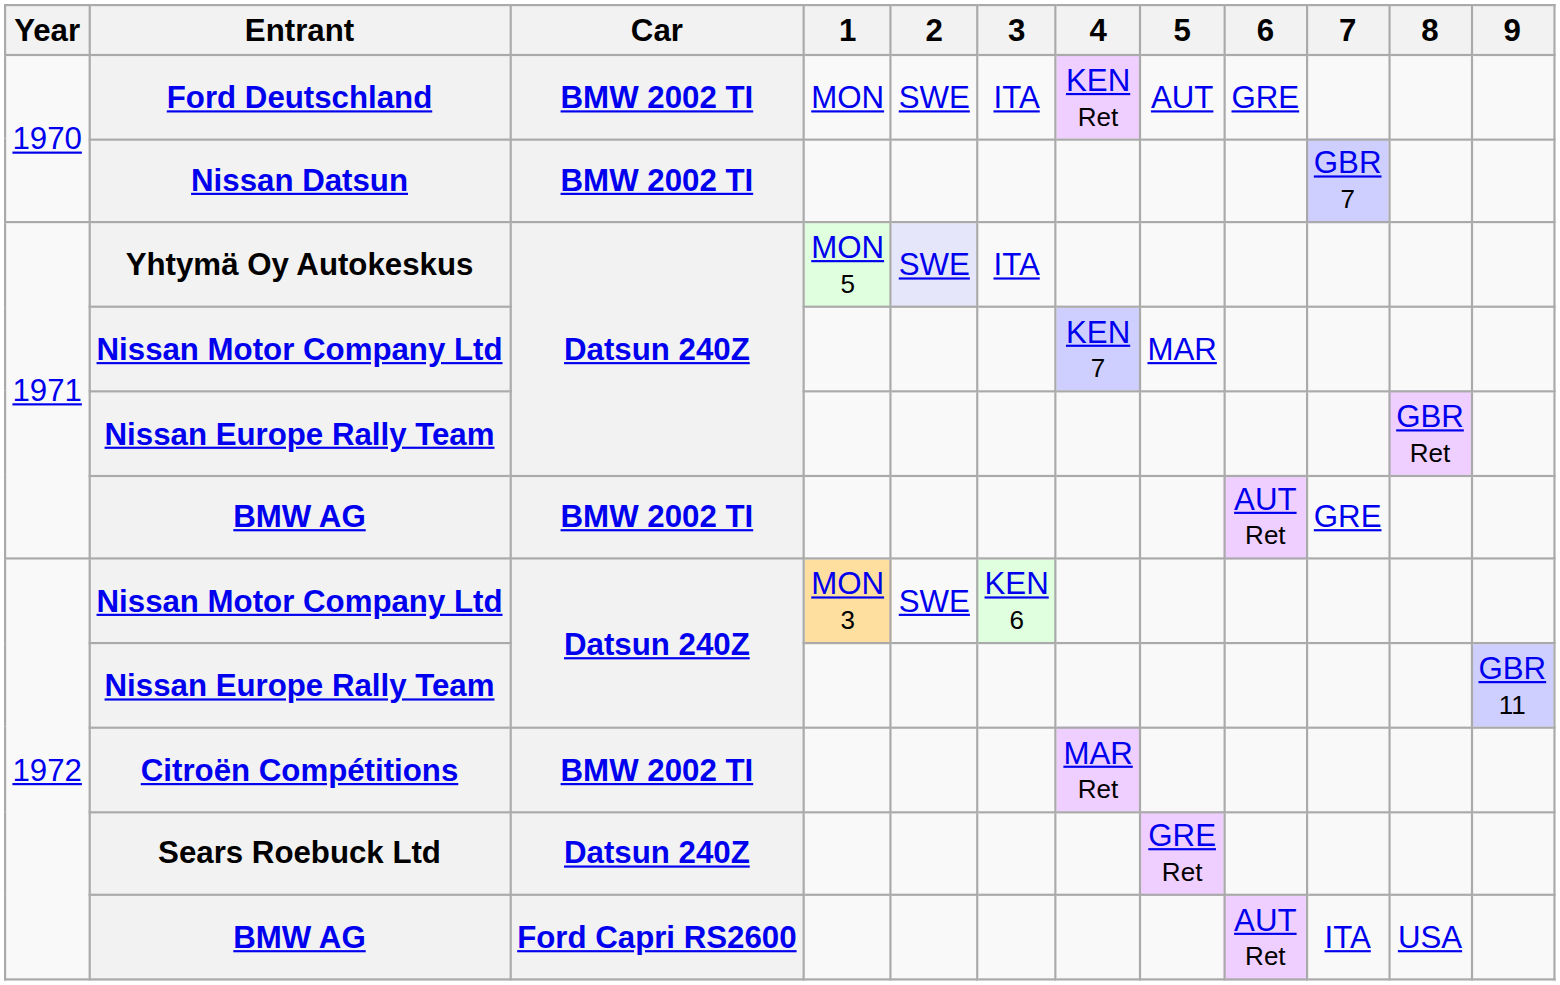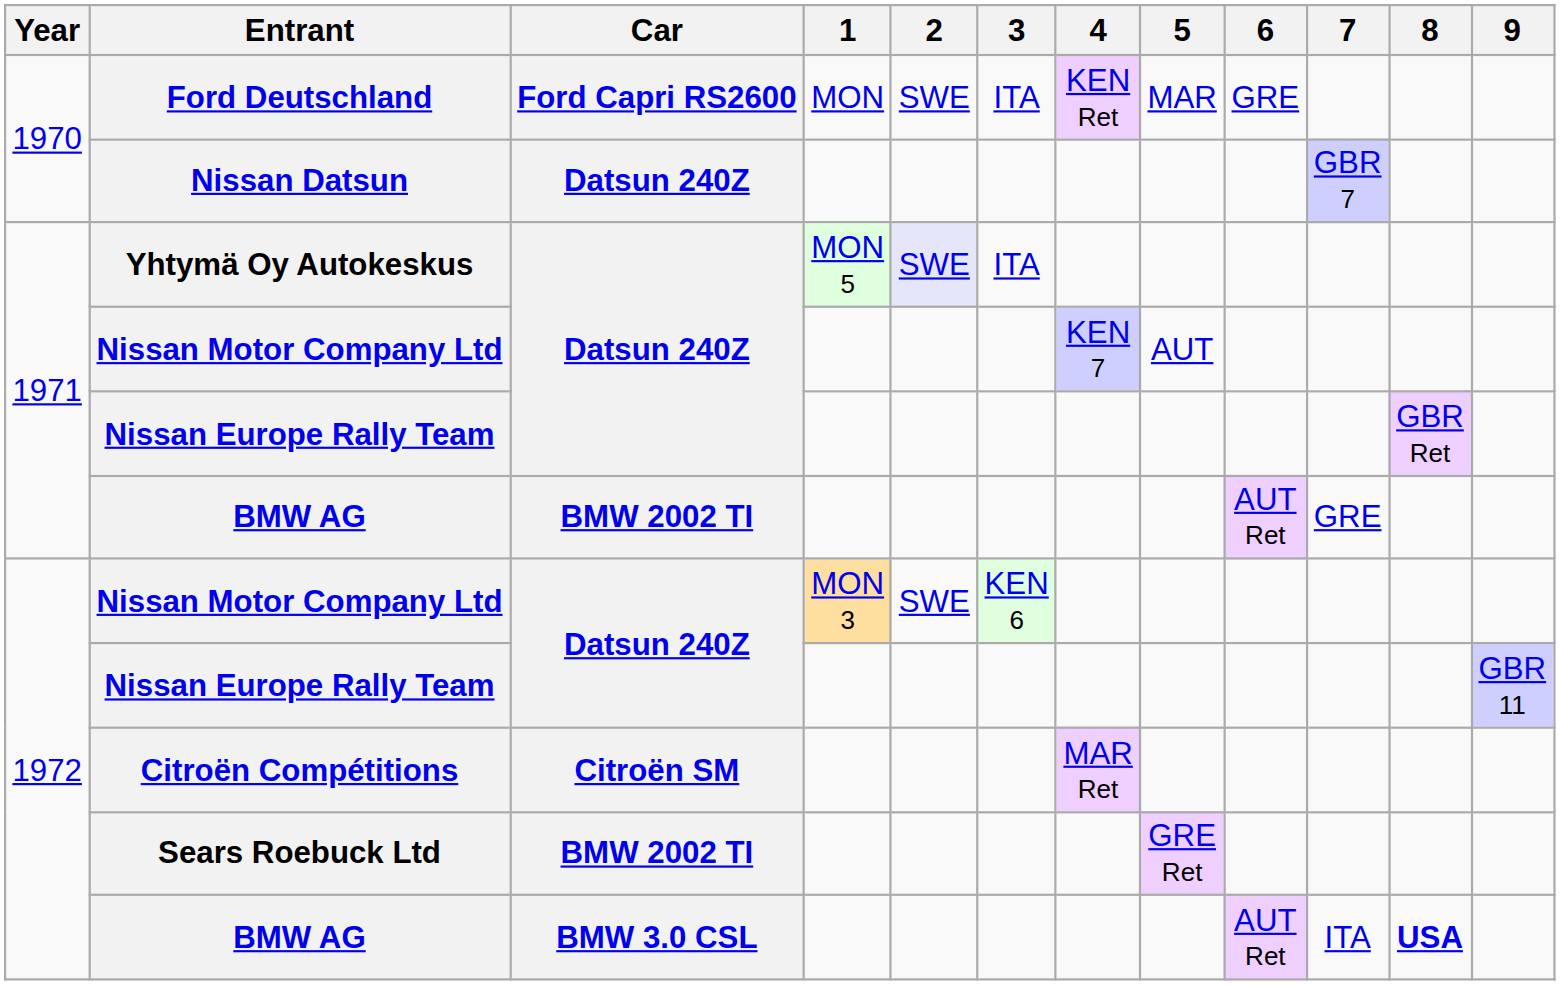(657, 97) BMW 2002 TI -> (657, 97) Ford Capri RS2600
(1182, 97) AUT -> (1182, 97) MAR
(657, 181) BMW 2002 TI -> (657, 181) Datsun 240Z
(1182, 349) MAR -> (1182, 349) AUT
(657, 770) BMW 2002 TI -> (657, 770) Citroën SM
(657, 854) Datsun 240Z -> (657, 854) BMW 2002 TI
(657, 938) Ford Capri RS2600 -> (657, 938) BMW 3.0 CSL
(1430, 938) normal -> (1430, 938) bold
